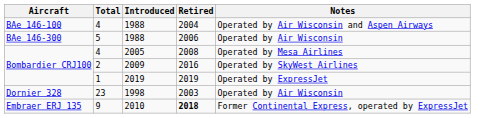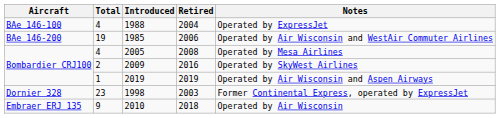(325, 25) Operated by Air Wisconsin and Aspen Airways -> (273, 25) Operated by ExpressJet
+ row: (100, 38)
- row: (98, 38)
(273, 79) Operated by ExpressJet -> (325, 79) Operated by Air Wisconsin and Aspen Airways
(280, 92) Operated by Air Wisconsin -> (343, 92) Former Continental Express, operated by ExpressJet
(189, 106) bold -> (189, 106) normal
(343, 106) Former Continental Express, operated by ExpressJet -> (280, 106) Operated by Air Wisconsin
